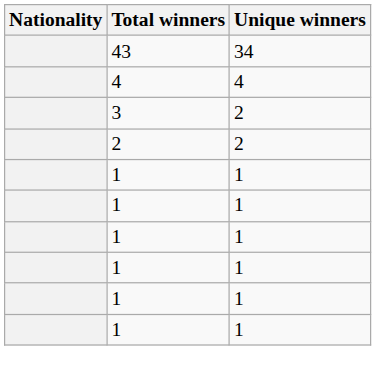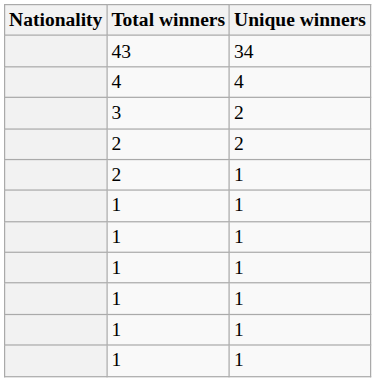+ row: (116, 174)
